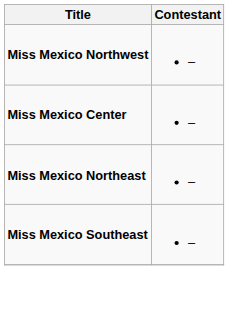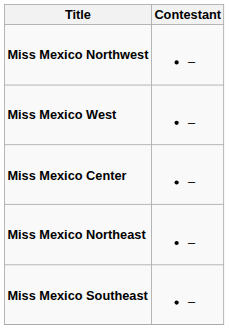+ row: (62, 115)
